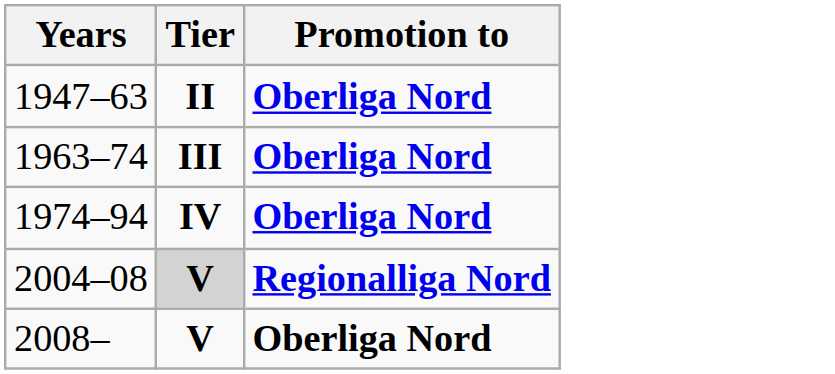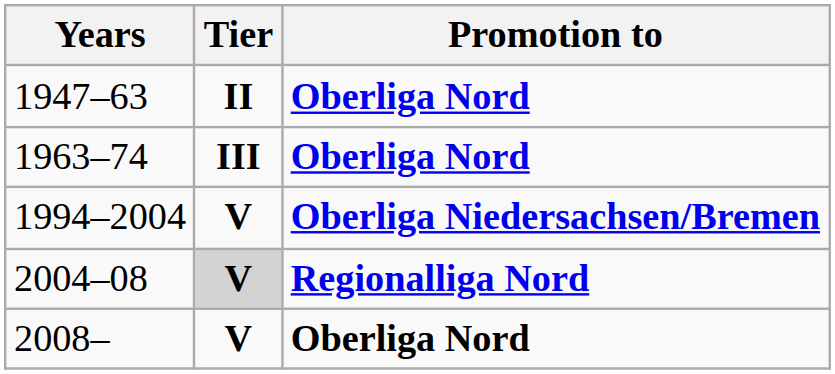- row: (81, 216)
+ row: (100, 216)
